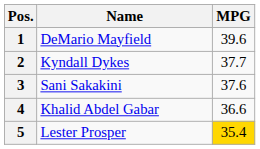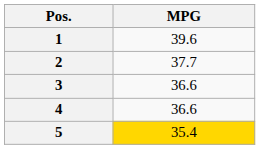- column: (125, 16)
(234, 86) 37.6 -> (184, 86) 36.6
